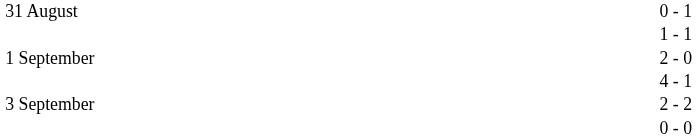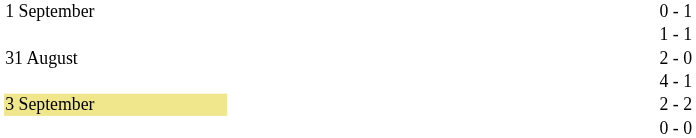(41, 11) 31 August -> (50, 11) 1 September
(50, 58) 1 September -> (41, 58) 31 August
(50, 104) no background -> (50, 104) khaki background
